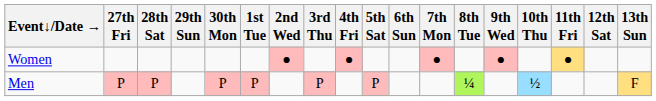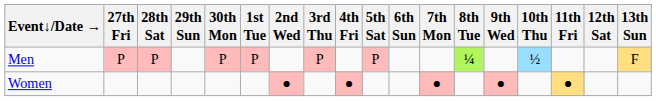rows swapped: (21, 84) <-> (30, 59)
